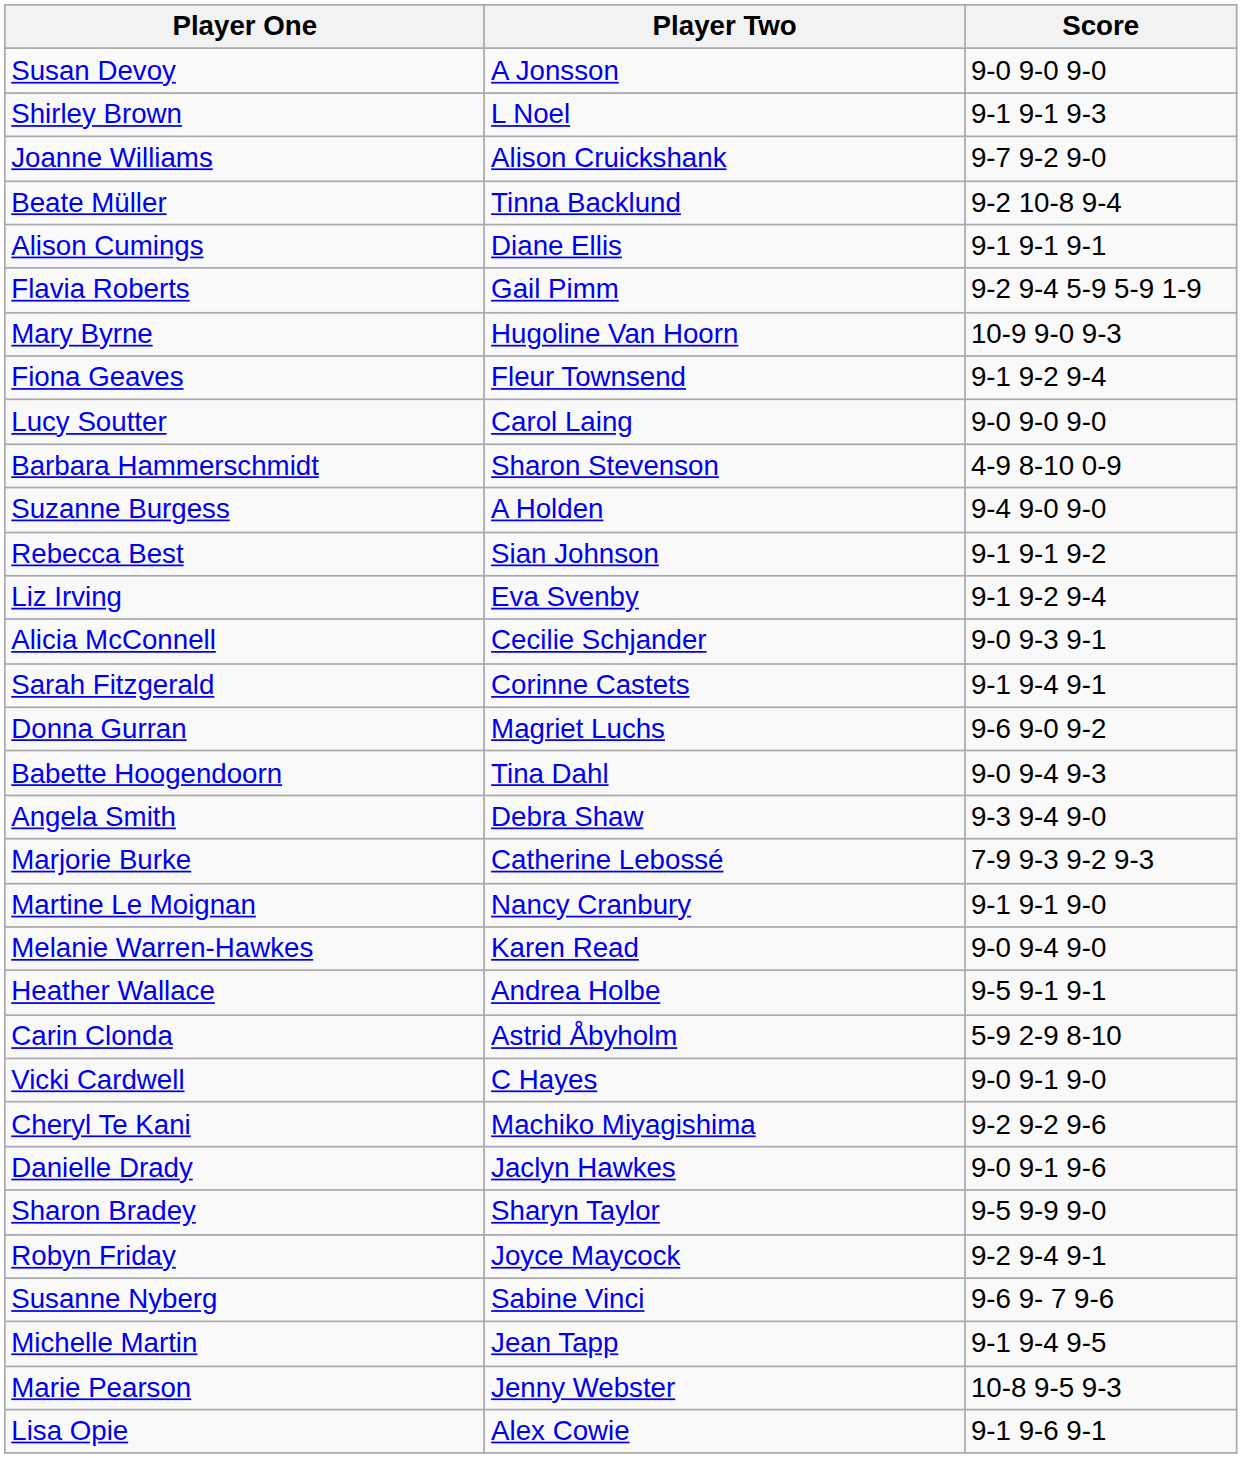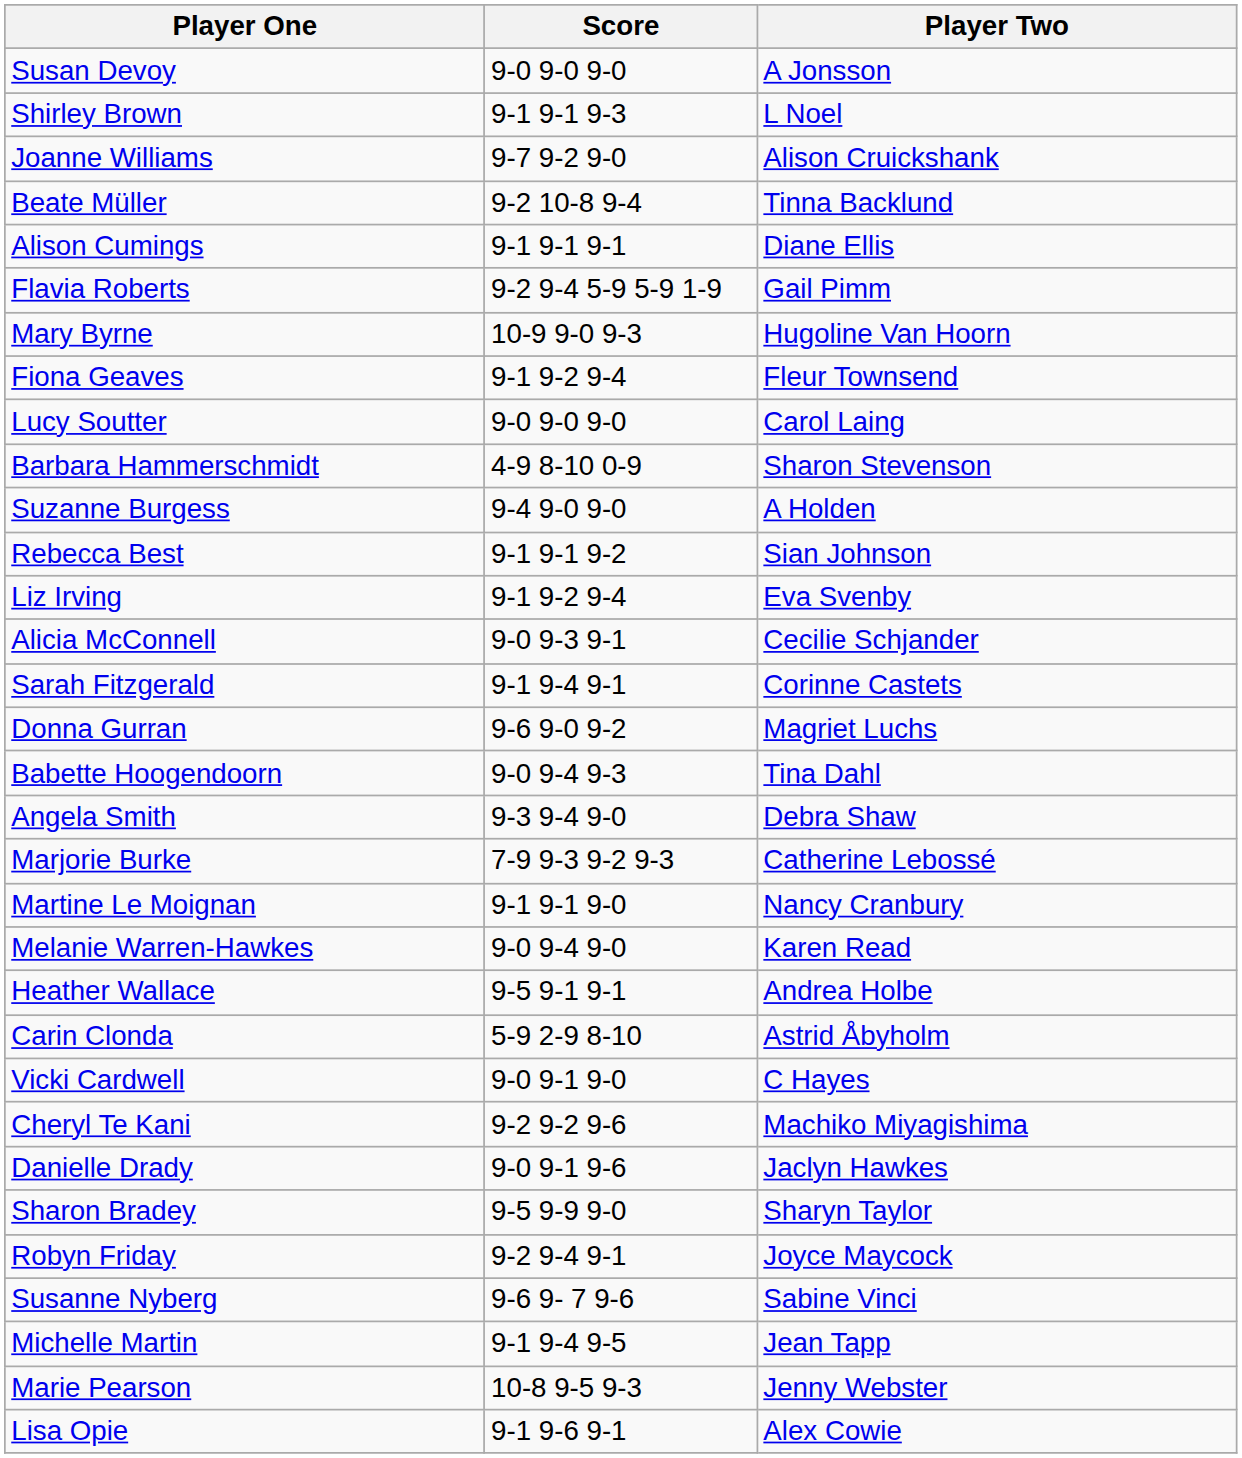columns swapped: (725, 26) <-> (1101, 26)
